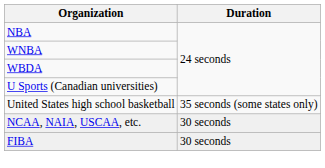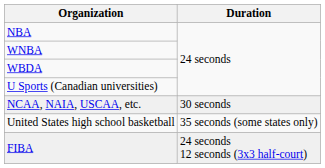rows swapped: (74, 123) <-> (91, 104)
(205, 141) 30 seconds -> (243, 148) 24 seconds 12 seconds (3x3 half-court)
